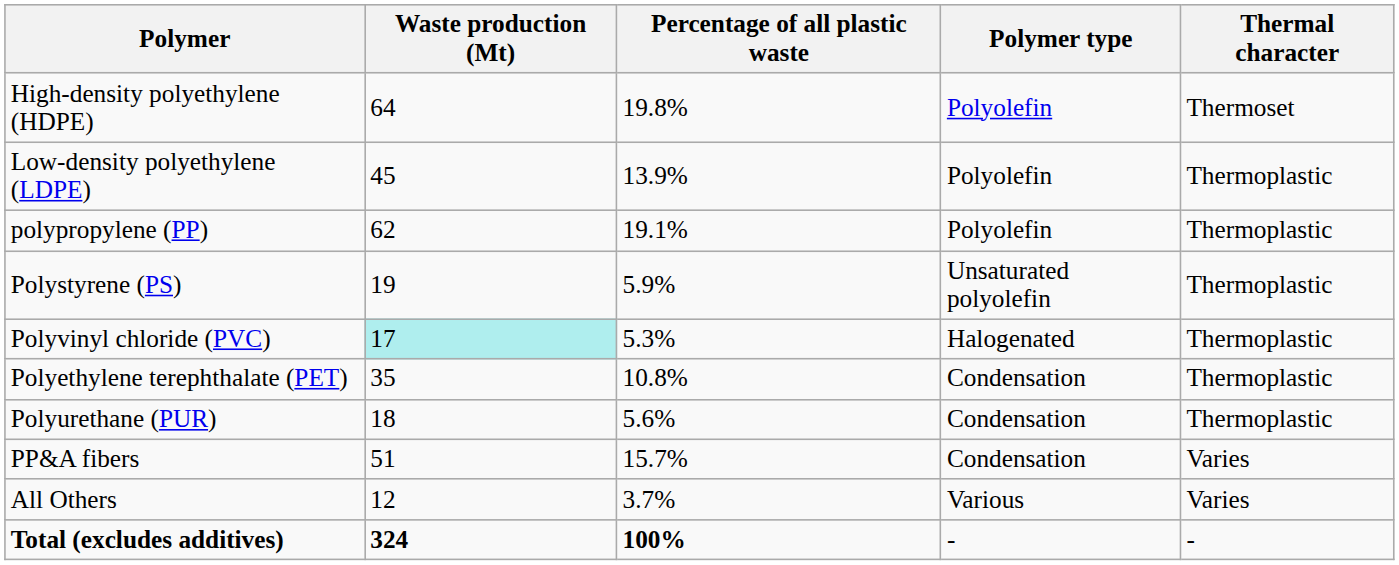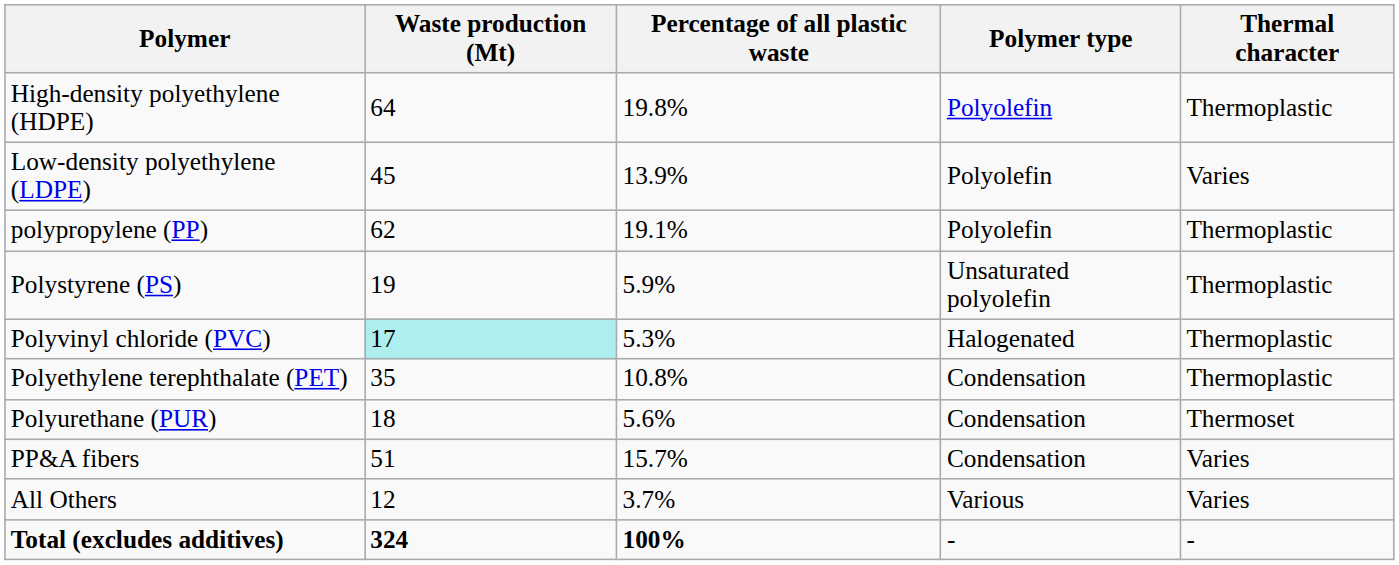(1240, 107) Thermoset -> (1259, 107) Thermoplastic
(1259, 175) Thermoplastic -> (1218, 175) Varies
(1259, 418) Thermoplastic -> (1240, 418) Thermoset
